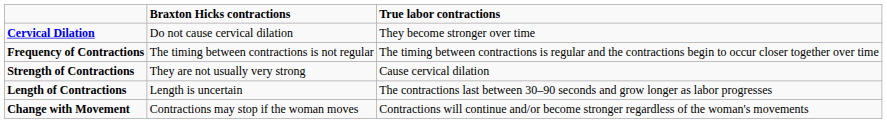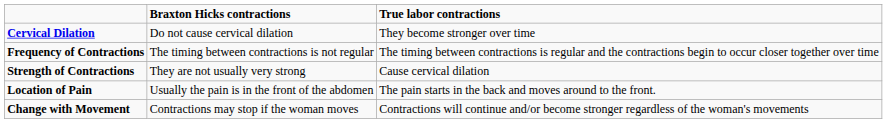- row: (67, 90)
+ row: (49, 90)
